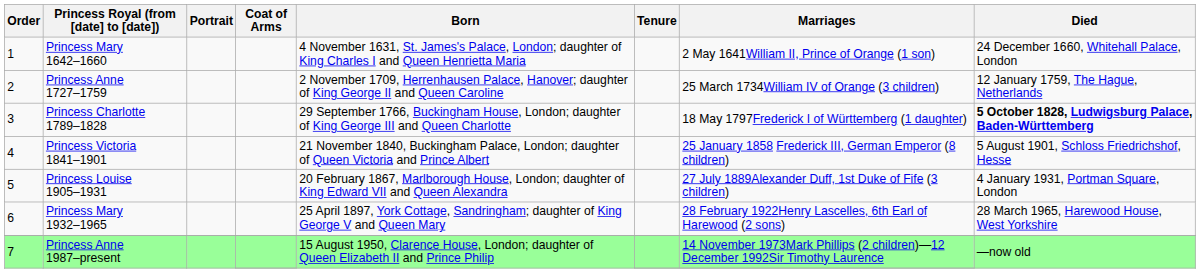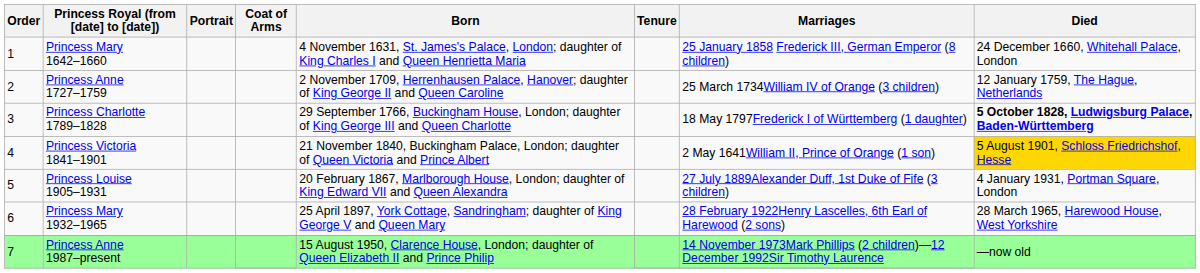(809, 53) 2 May 1641William II, Prince of Orange (1 son) -> (819, 53) 25 January 1858 Frederick III, German Emperor (8 children)
(819, 152) 25 January 1858 Frederick III, German Emperor (8 children) -> (809, 152) 2 May 1641William II, Prince of Orange (1 son)
(1079, 152) no background -> (1079, 152) gold background
